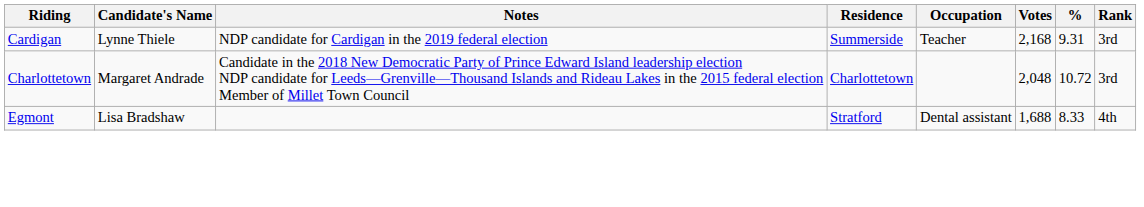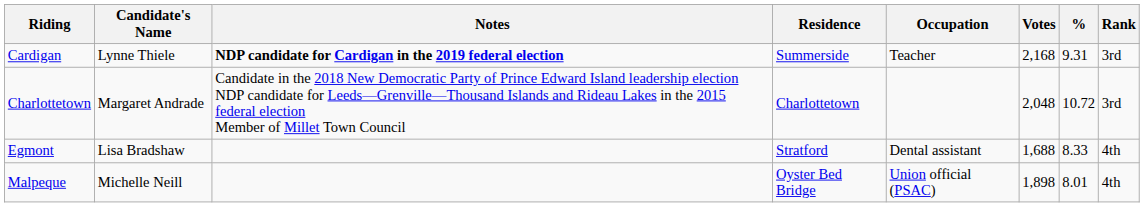(383, 39) normal -> (389, 55) bold
+ row: (37, 182)
